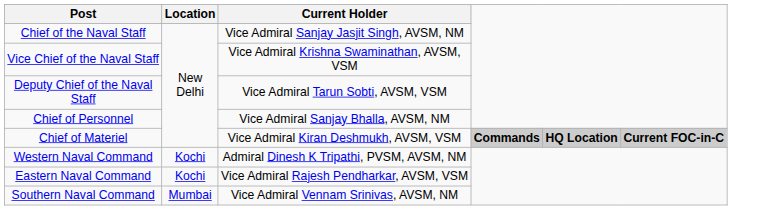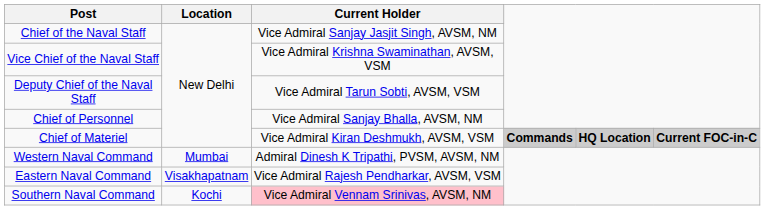(190, 157) Kochi -> (207, 157) Mumbai
(190, 176) Kochi -> (207, 176) Visakhapatnam
(190, 195) Mumbai -> (207, 195) Kochi
(345, 195) no background -> (377, 195) pink background
